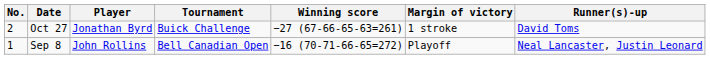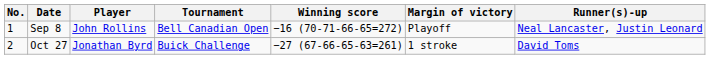rows swapped: (46, 46) <-> (49, 30)
